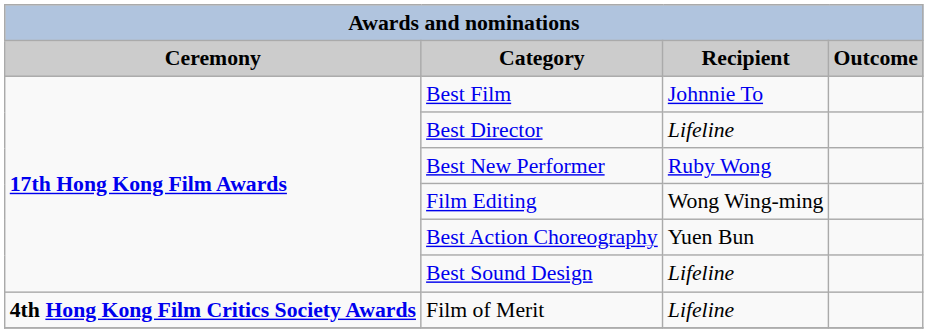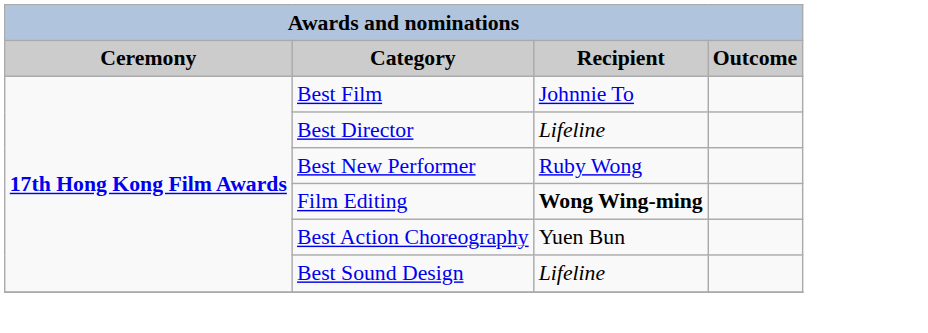(746, 201) normal -> (621, 201) bold
- row: (485, 309)
